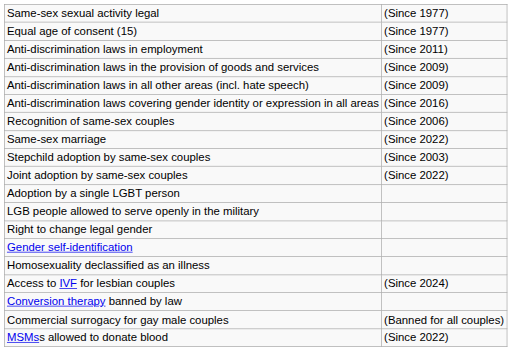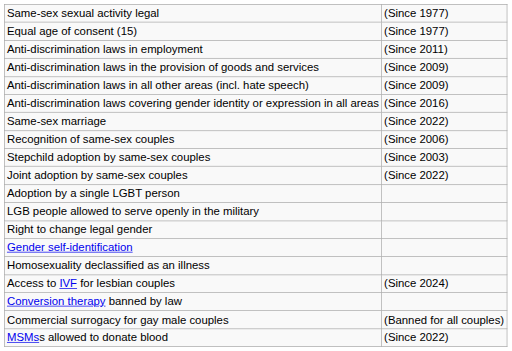rows swapped: (57, 139) <-> (91, 121)
